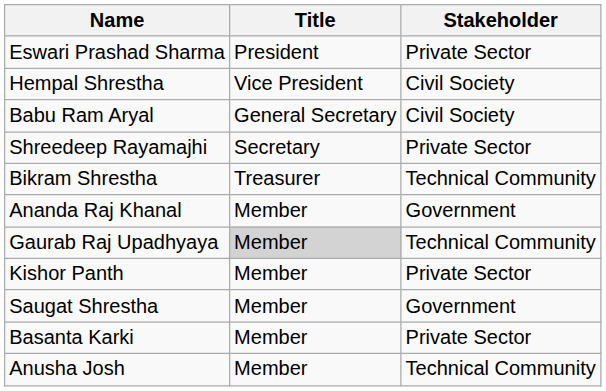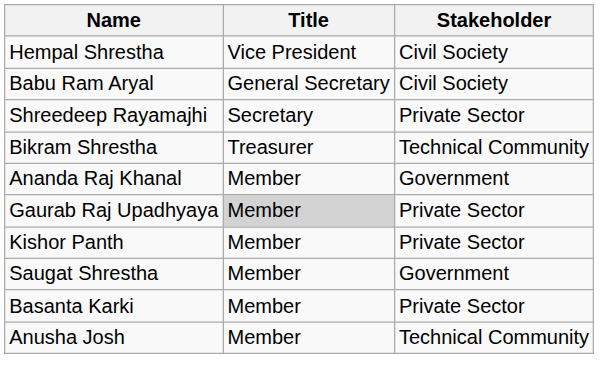- row: (117, 52)
(501, 242) Technical Community -> (462, 210) Private Sector
